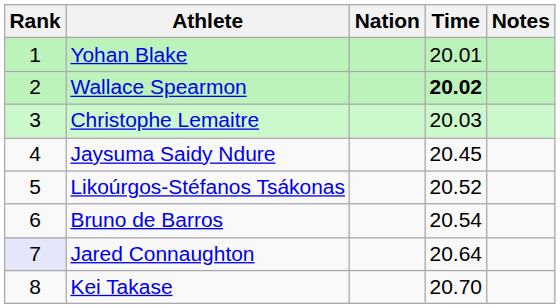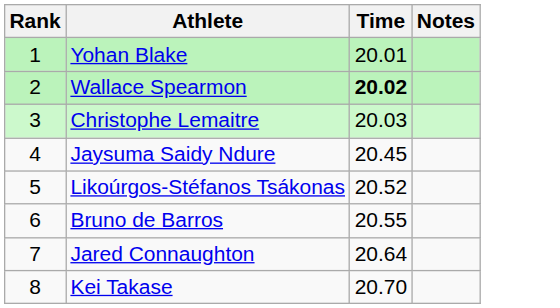- column: (387, 21)
(456, 220) 20.54 -> (381, 220) 20.55
(35, 253) lavender background -> (35, 253) no background
